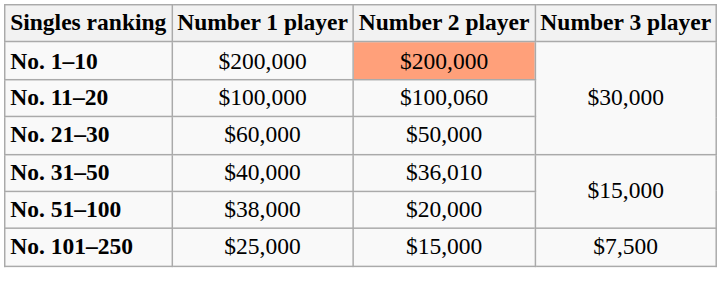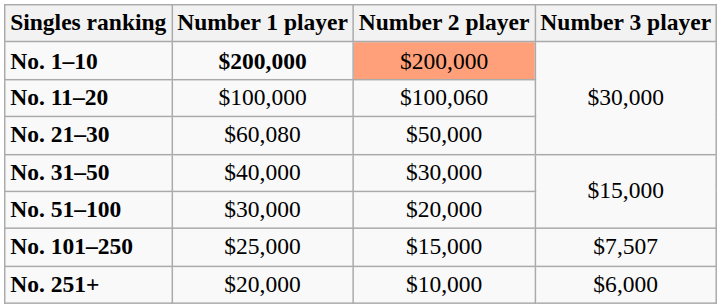(263, 60) normal -> (263, 60) bold
(263, 135) $60,000 -> (263, 135) $60,080
(444, 172) $36,010 -> (444, 172) $30,000
(263, 209) $38,000 -> (263, 209) $30,000
(626, 246) $7,500 -> (626, 246) $7,507
+ row: (55, 284)
